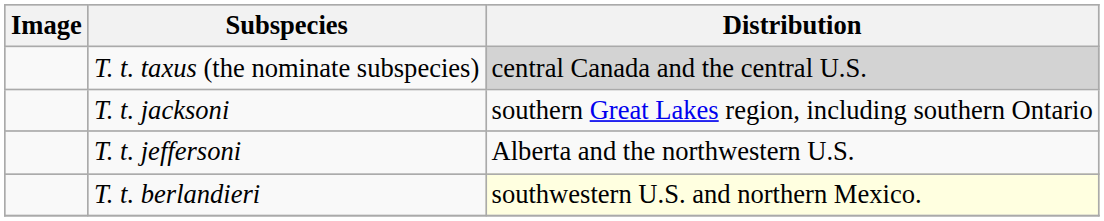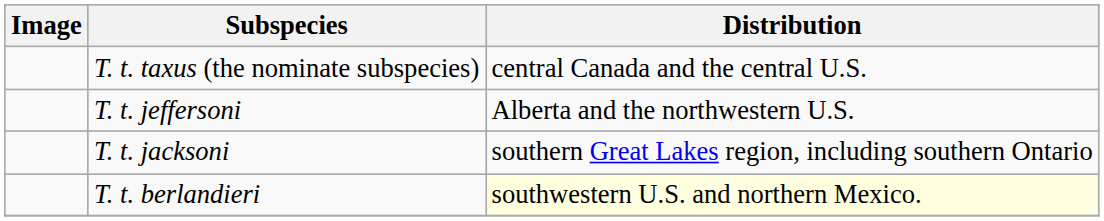(679, 67) lightgrey background -> (679, 67) no background
rows swapped: (162, 109) <-> (168, 151)
